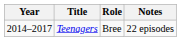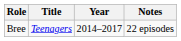columns swapped: (29, 12) <-> (112, 12)
